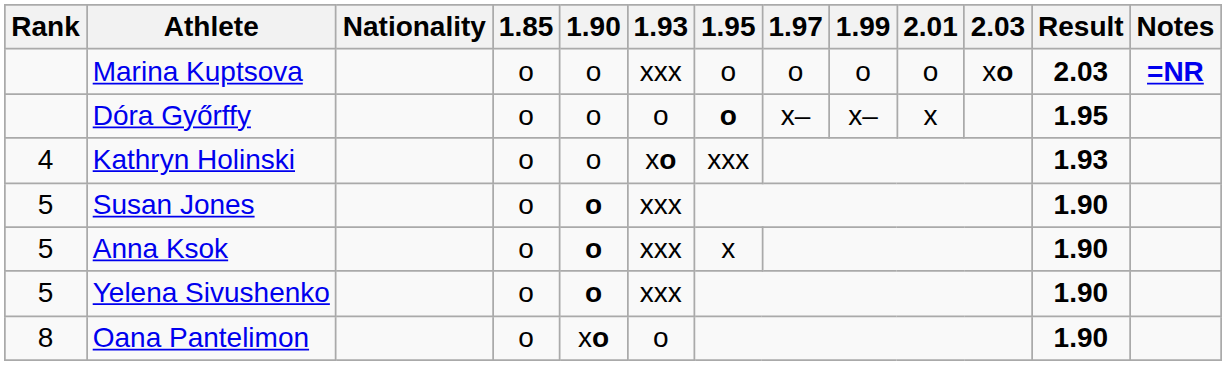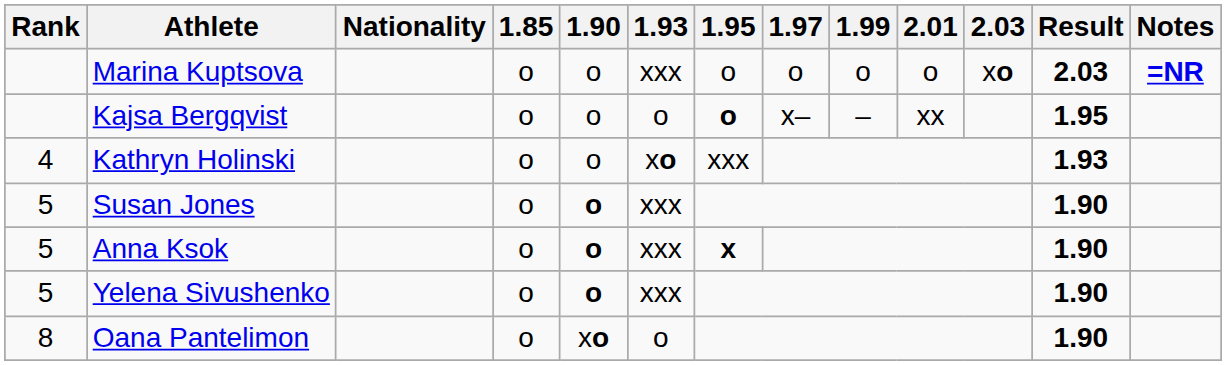+ row: (190, 115)
- row: (172, 115)
(728, 248) normal -> (728, 248) bold
